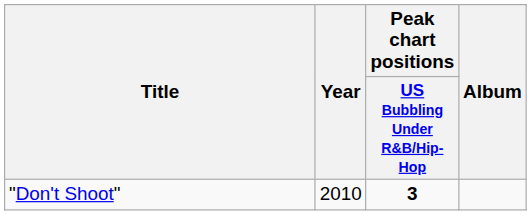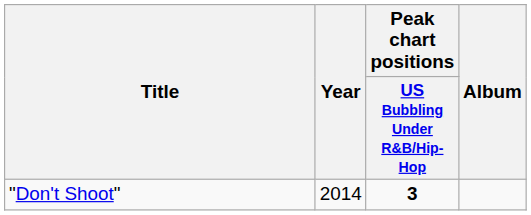(341, 194) 2010 -> (341, 194) 2014
